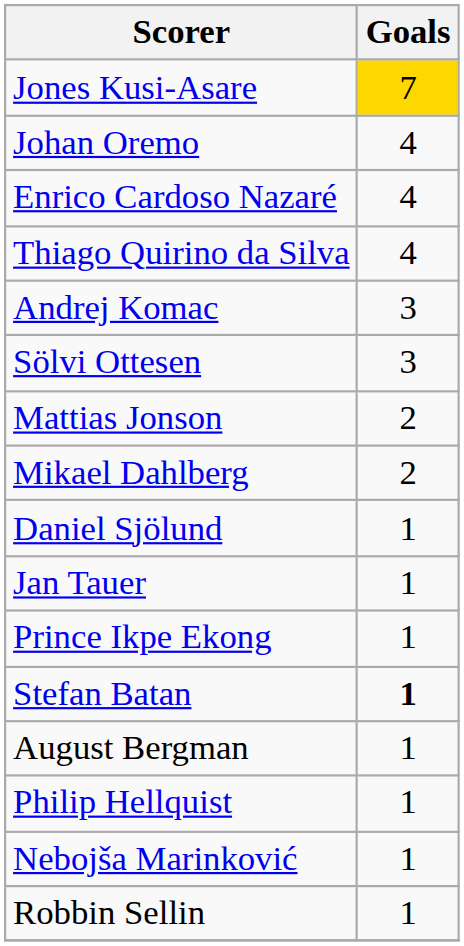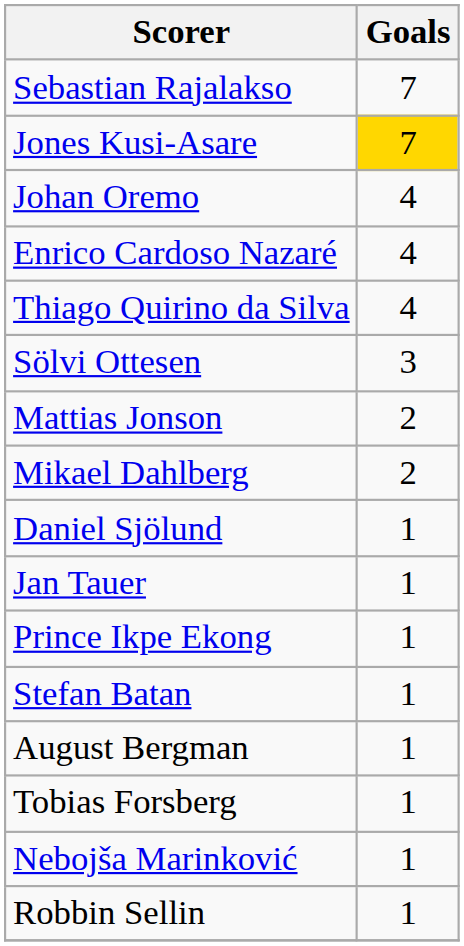+ row: (152, 87)
- row: (116, 307)
(408, 692) bold -> (408, 692) normal
+ row: (125, 802)
- row: (123, 802)
